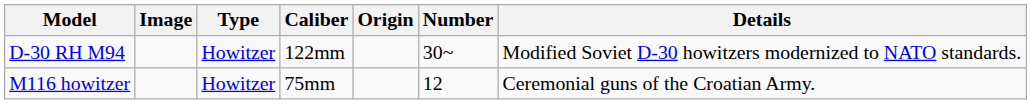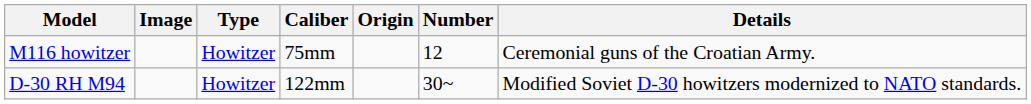rows swapped: (70, 83) <-> (67, 51)
